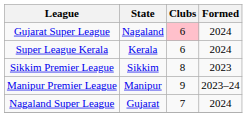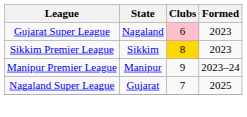(220, 31) 2024 -> (220, 31) 2023
- row: (62, 49)
(183, 67) no background -> (183, 49) gold background
(220, 103) 2024 -> (220, 85) 2025
